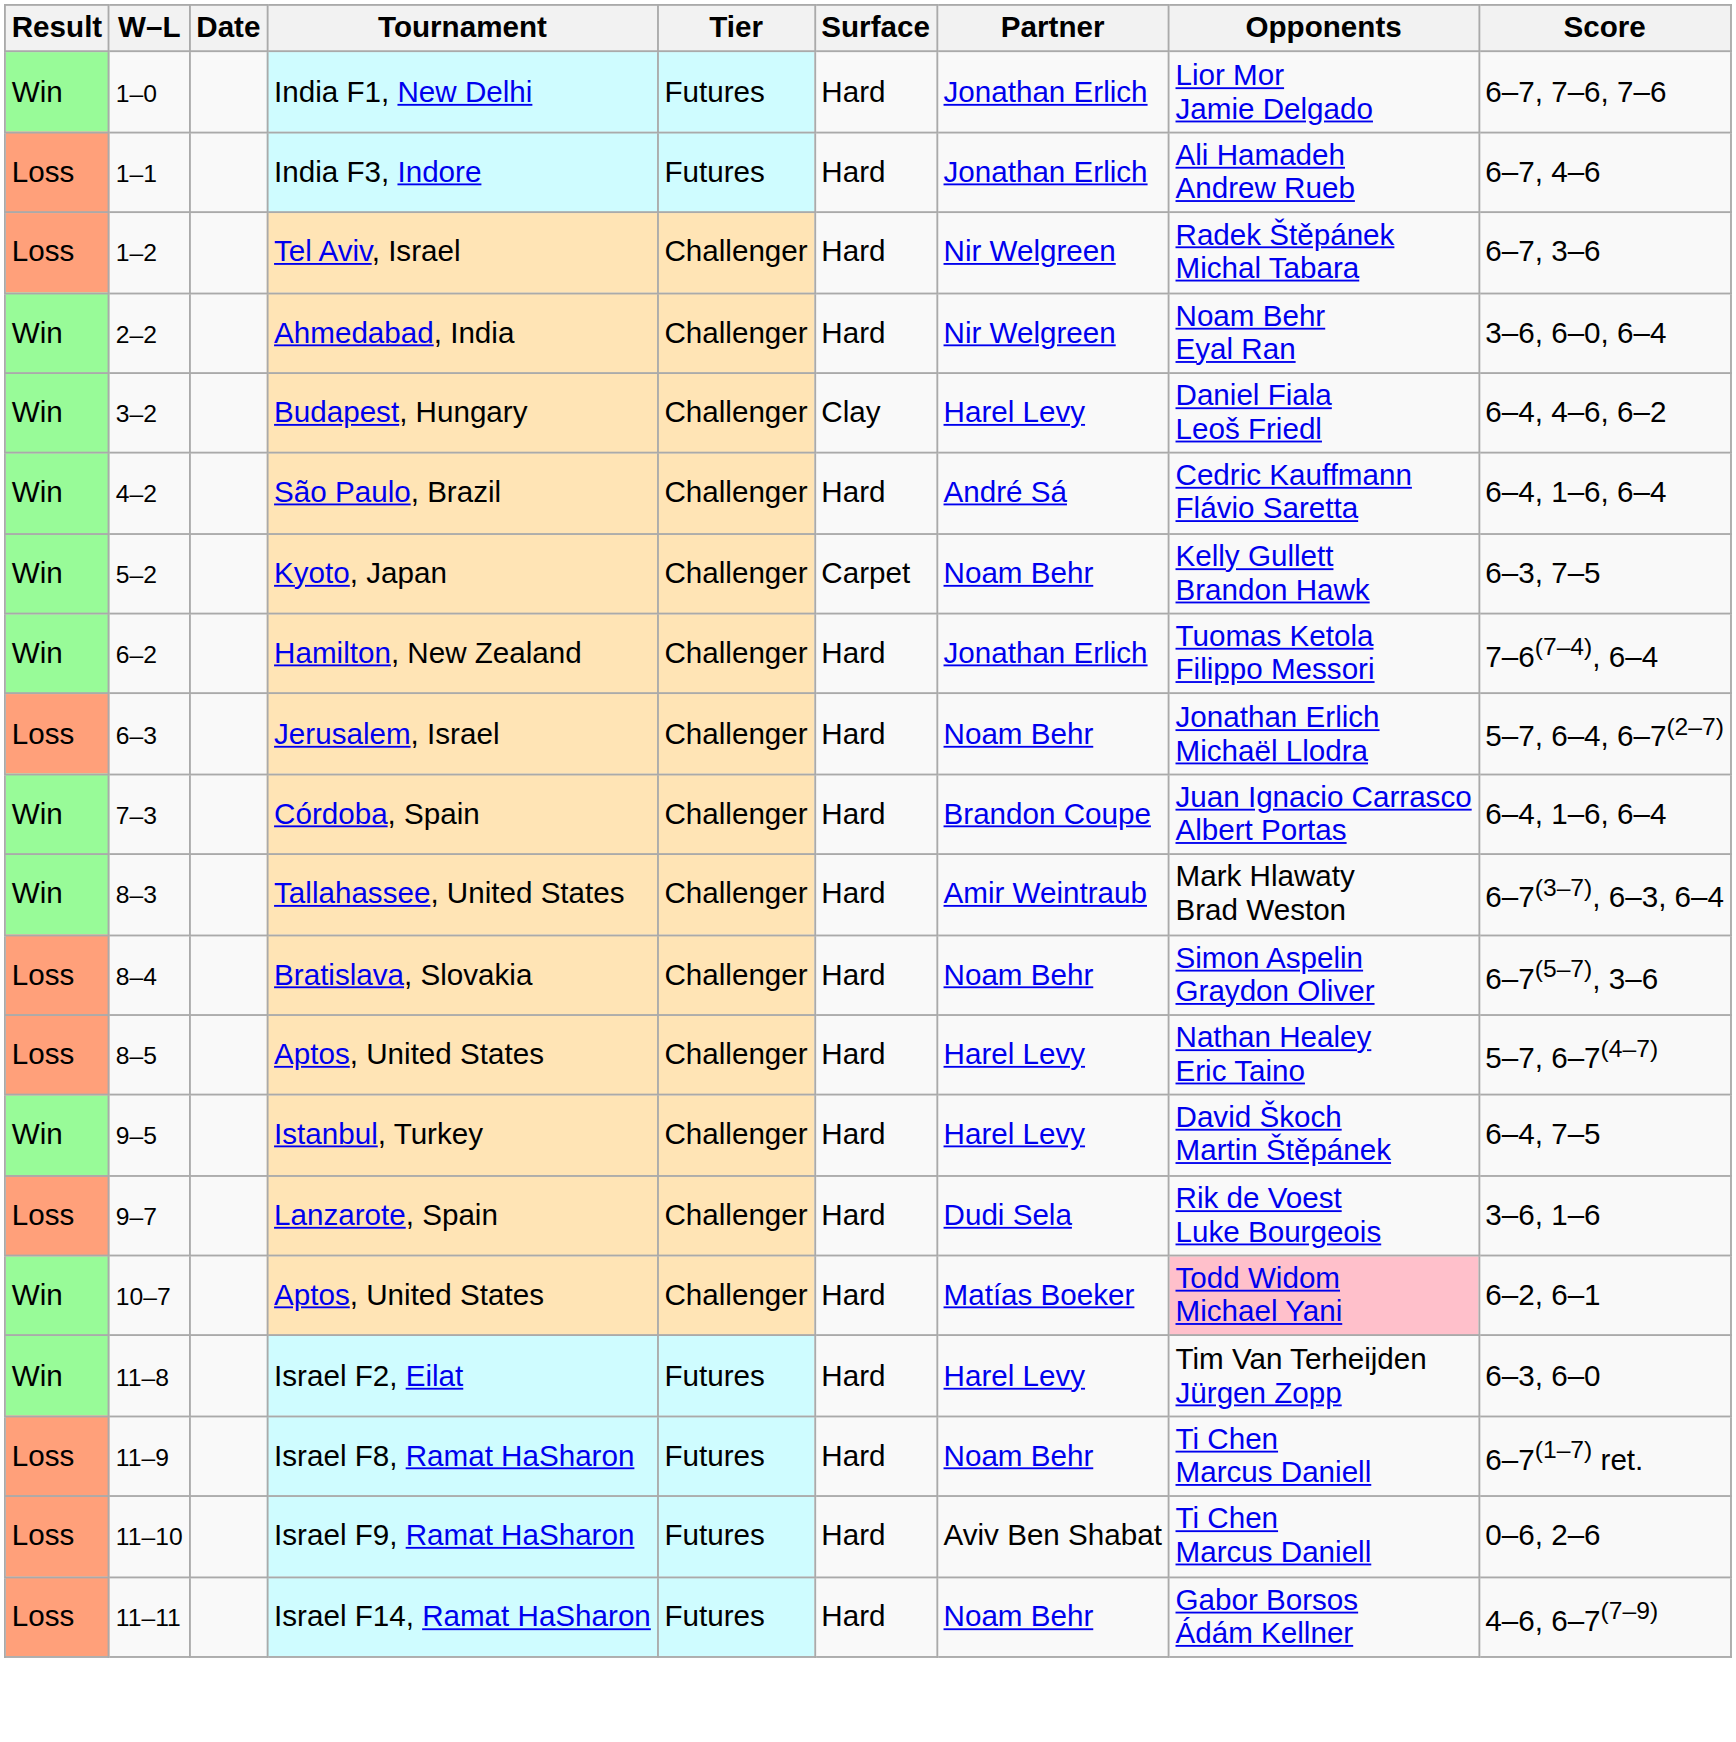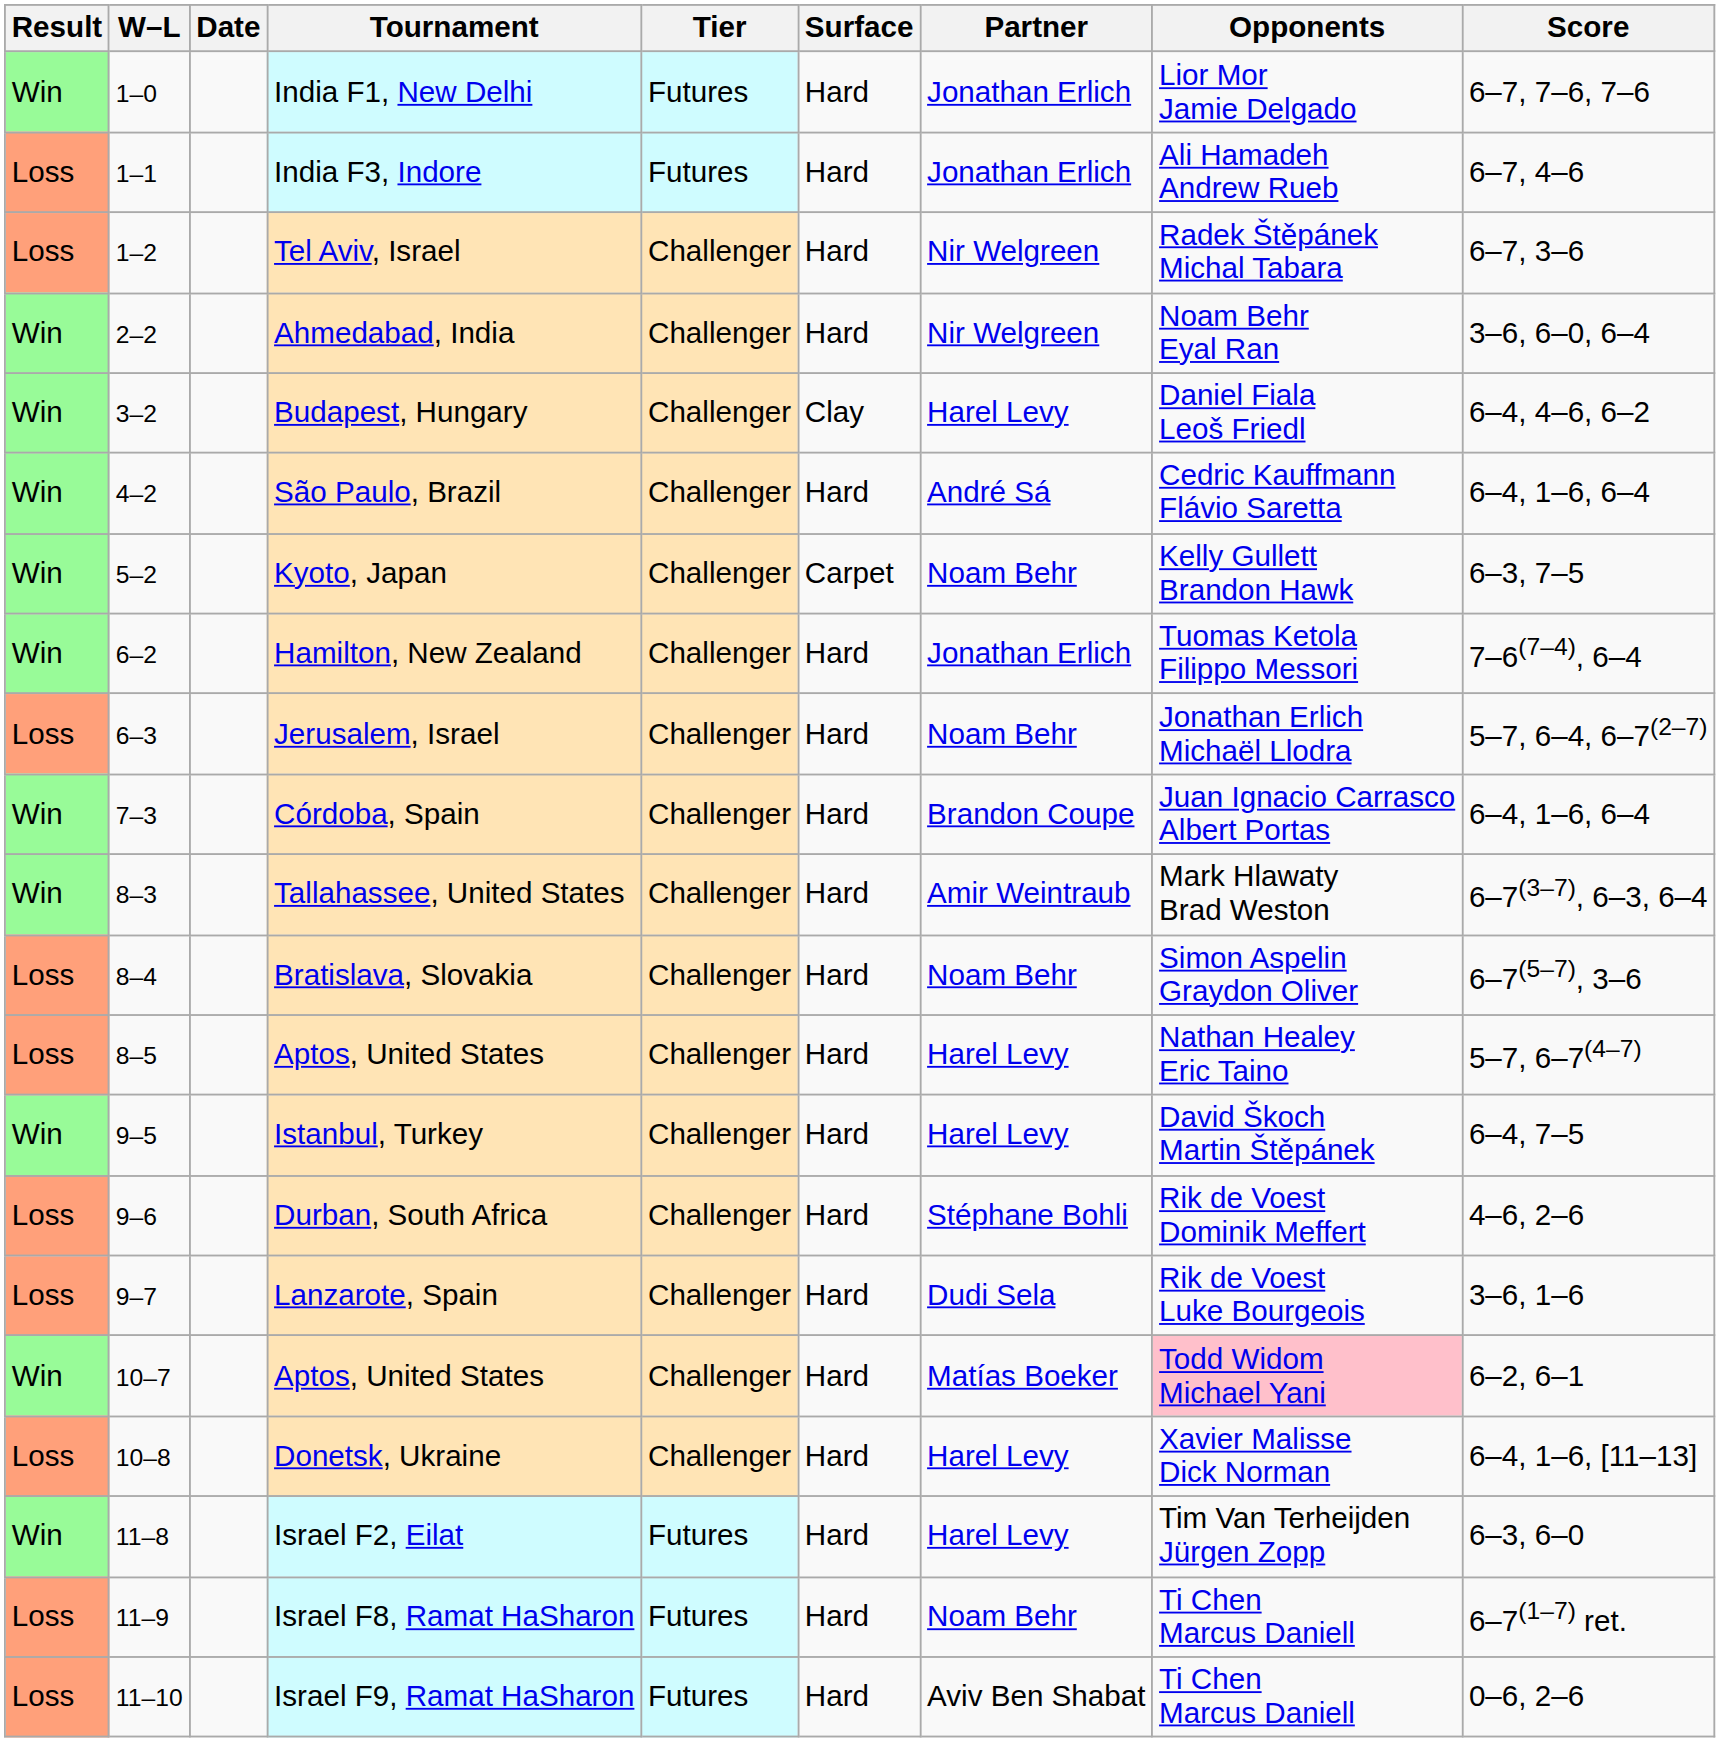+ row: (136, 1216)
+ row: (143, 1457)
- row: (148, 1618)
